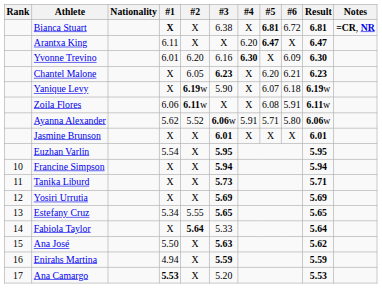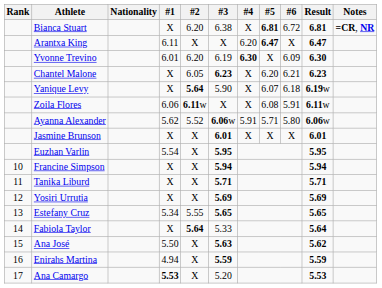(170, 27) bold -> (170, 27) normal
(195, 27) X -> (195, 27) 6.20
(224, 58) 6.16 -> (223, 58) 6.19
(195, 89) 6.19w -> (195, 89) 5.64
(224, 182) 5.73 -> (223, 182) 5.71
